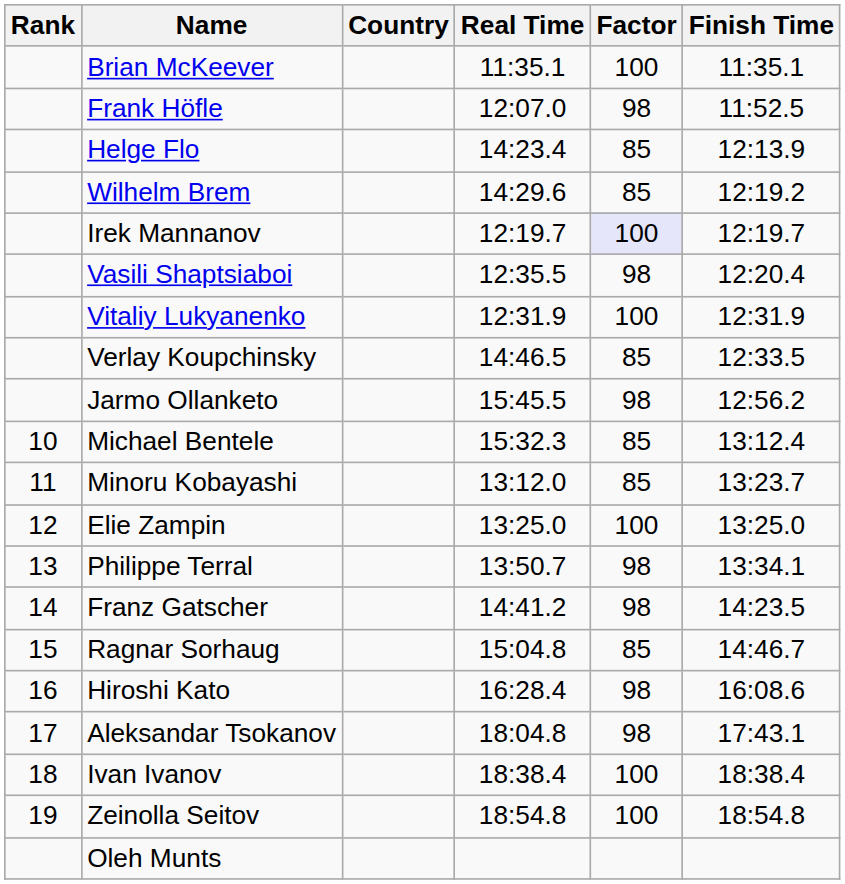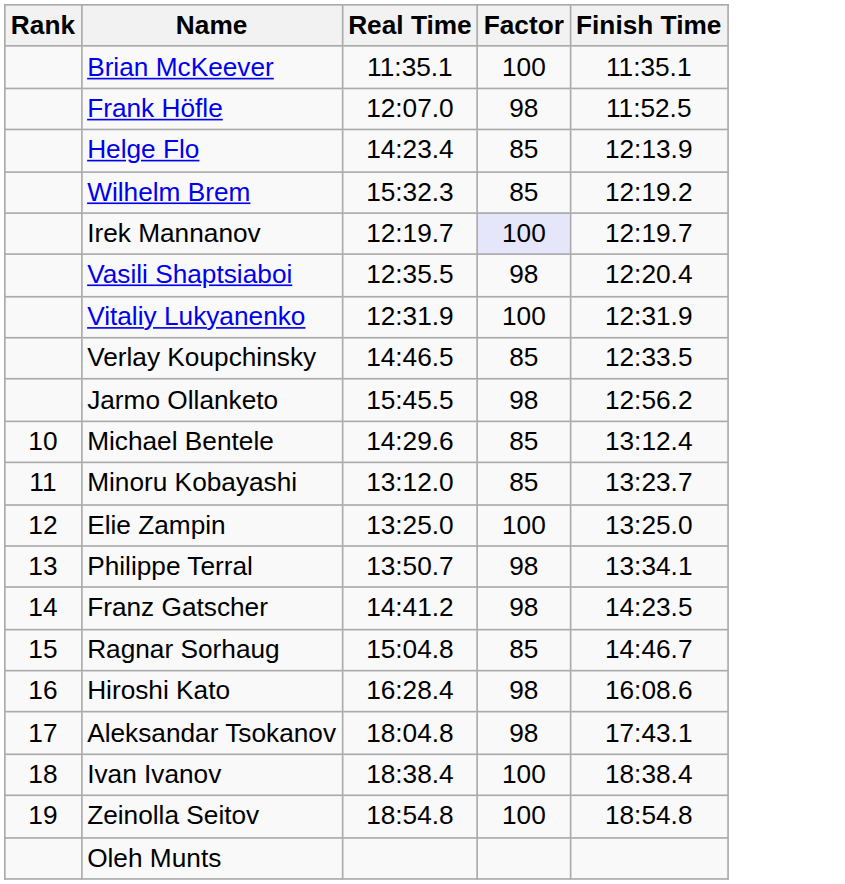- column: (398, 25)
(523, 191) 14:29.6 -> (410, 191) 15:32.3
(523, 441) 15:32.3 -> (410, 441) 14:29.6
